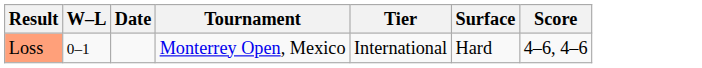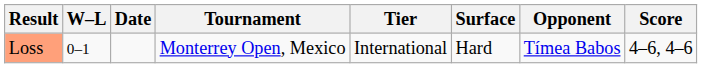+ column: (572, 18)
